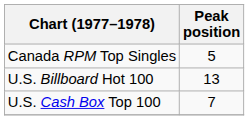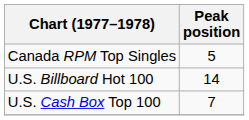(212, 79) 13 -> (212, 79) 14
